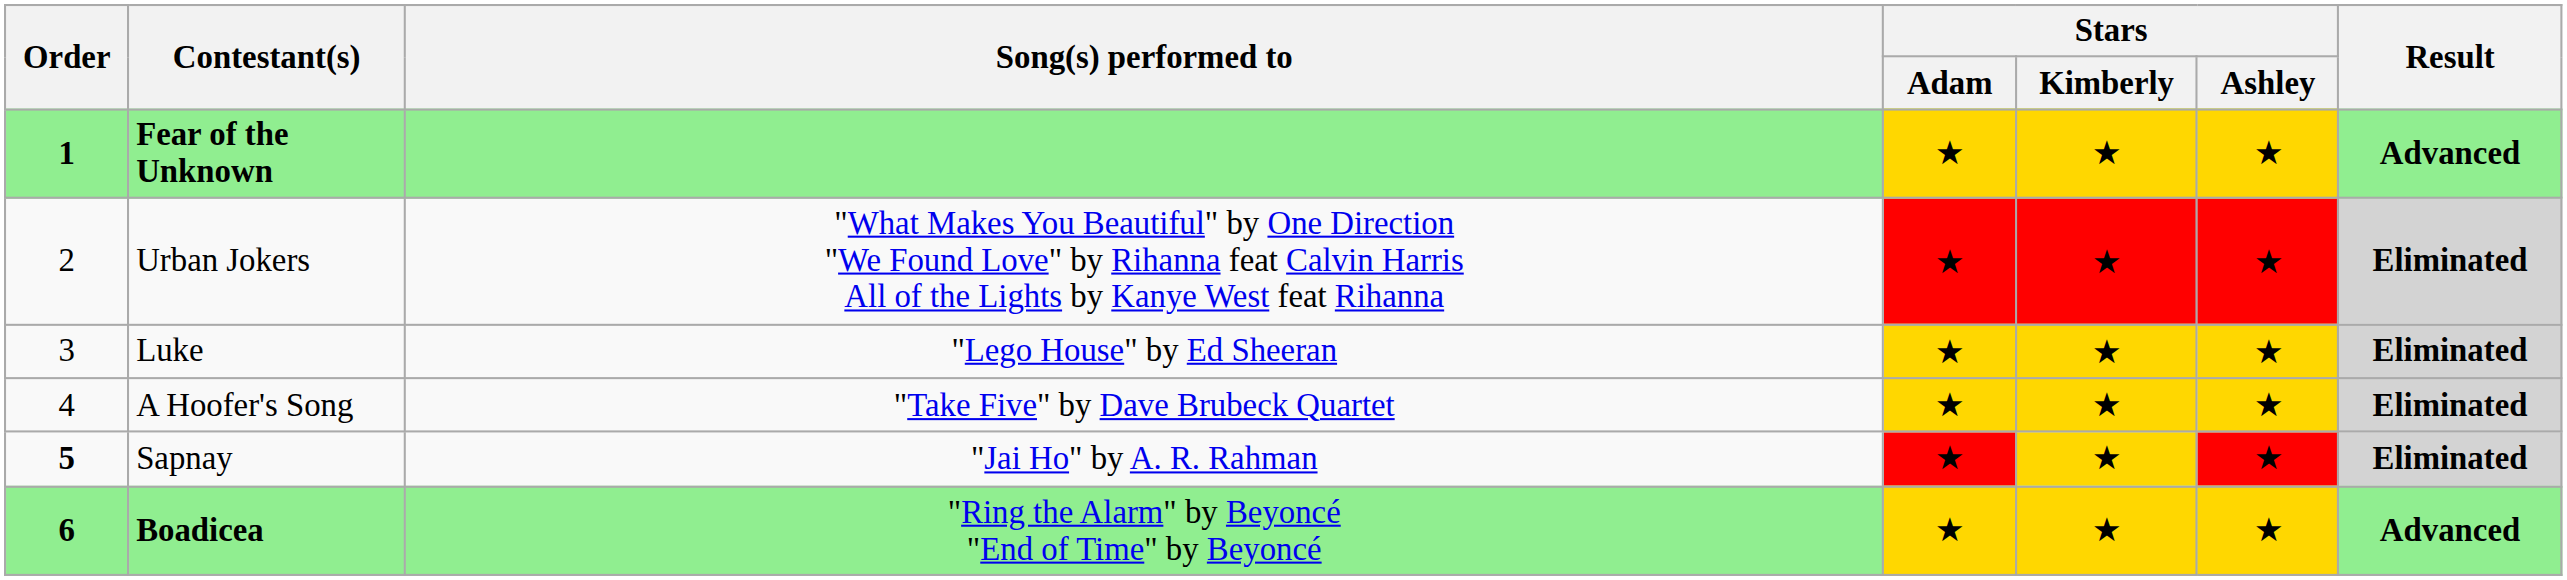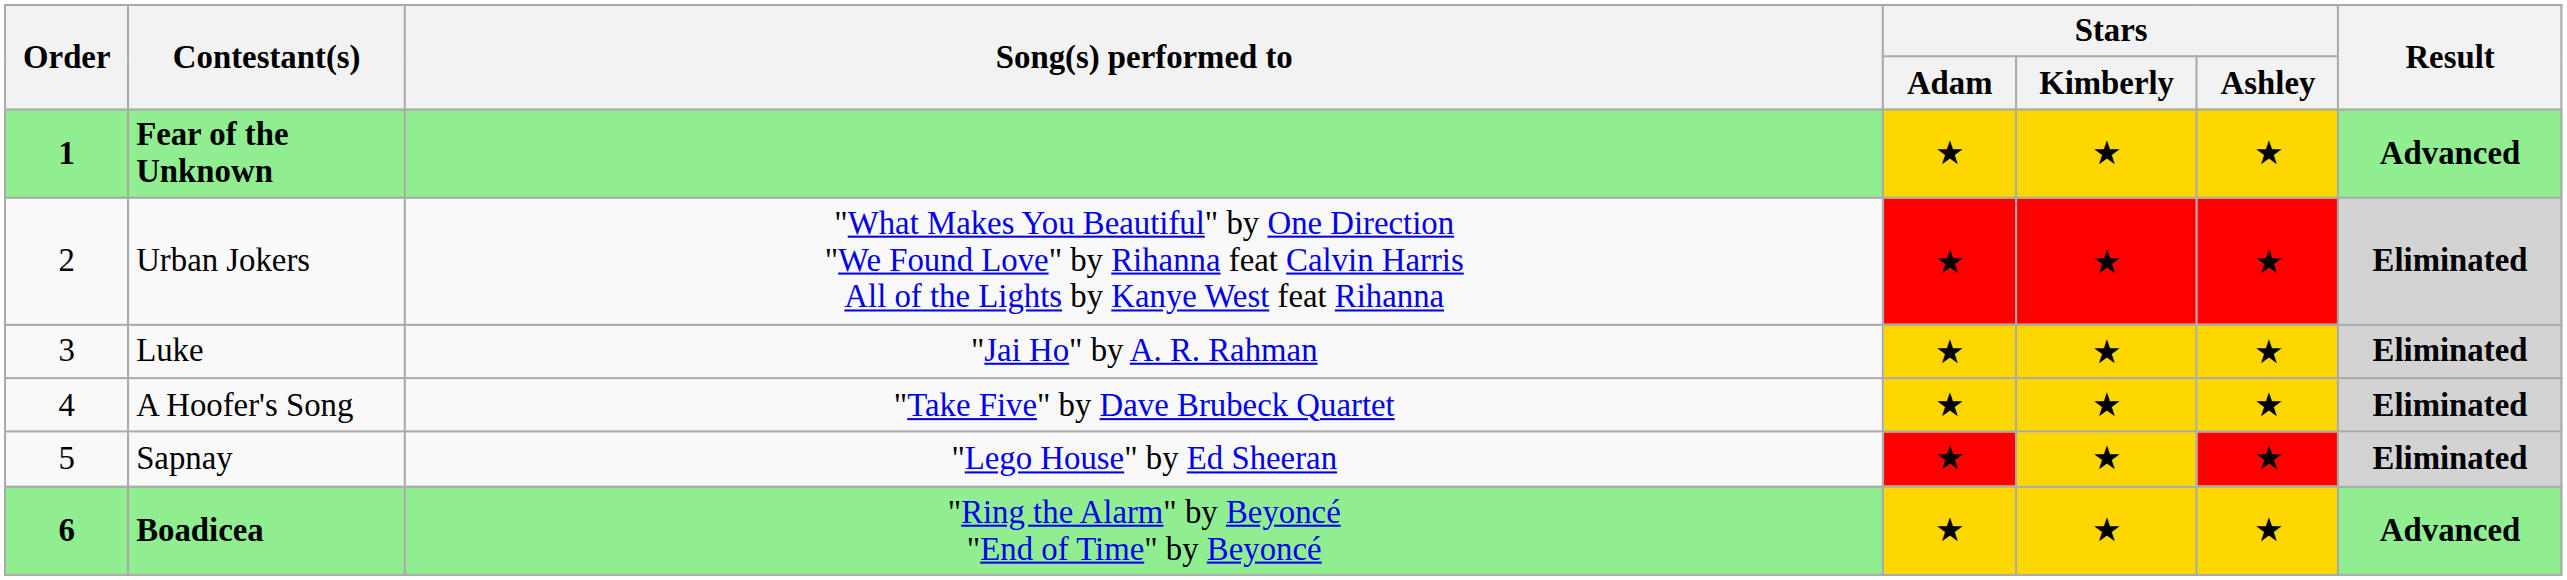(1144, 350) "Lego House" by Ed Sheeran -> (1144, 350) "Jai Ho" by A. R. Rahman
(67, 458) bold -> (67, 458) normal
(1144, 458) "Jai Ho" by A. R. Rahman -> (1144, 458) "Lego House" by Ed Sheeran
